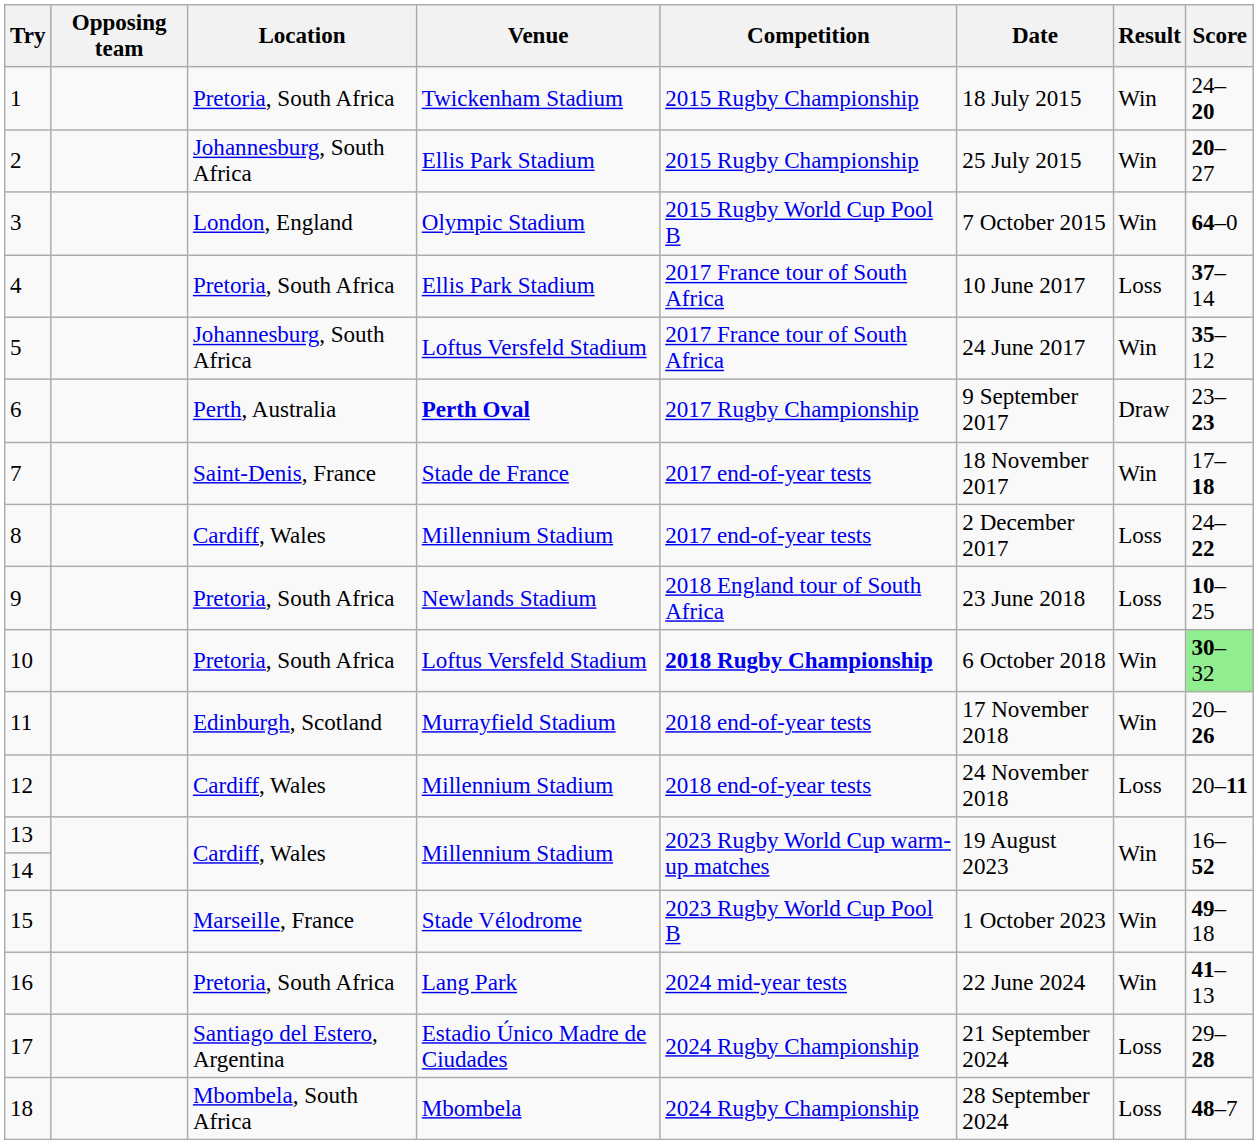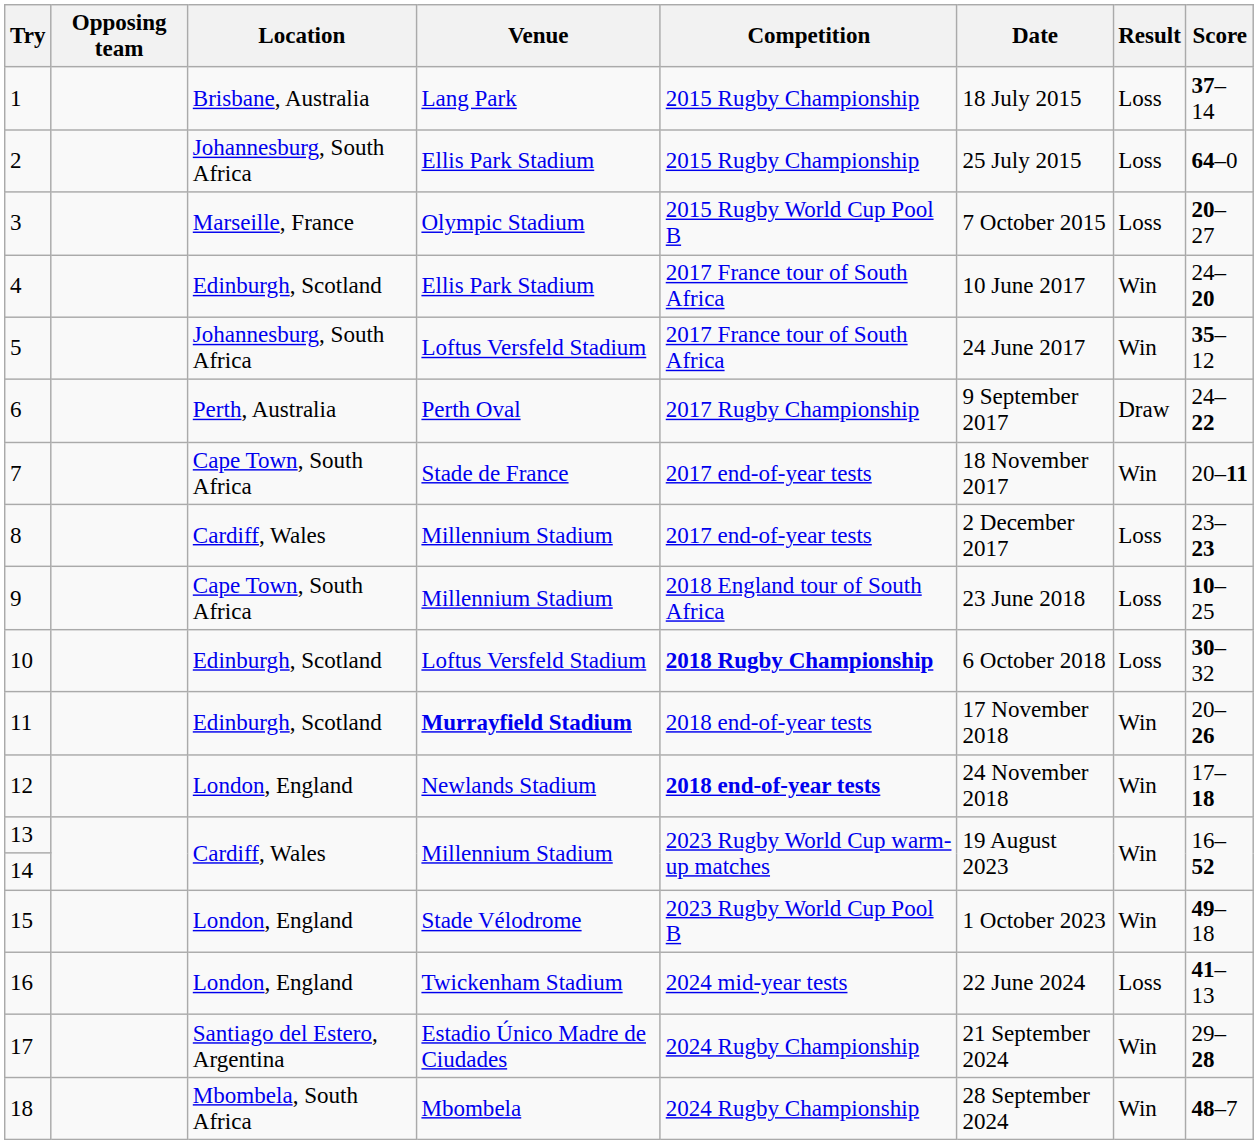(294, 98) Pretoria, South Africa -> (281, 98) Brisbane, Australia
(522, 98) Twickenham Stadium -> (469, 98) Lang Park
(1138, 98) Win -> (1140, 98) Loss
(1209, 98) 24–20 -> (1209, 98) 37–14
(1138, 160) Win -> (1140, 160) Loss
(1209, 160) 20–27 -> (1215, 160) 64–0
(273, 223) London, England -> (273, 223) Marseille, France
(1138, 223) Win -> (1140, 223) Loss
(1215, 223) 64–0 -> (1209, 223) 20–27
(294, 285) Pretoria, South Africa -> (287, 285) Edinburgh, Scotland
(1140, 285) Loss -> (1138, 285) Win
(1209, 285) 37–14 -> (1209, 285) 24–20
(476, 410) bold -> (471, 410) normal
(1209, 410) 23–23 -> (1209, 410) 24–22
(284, 472) Saint-Denis, France -> (278, 472) Cape Town, South Africa
(1209, 472) 17–18 -> (1220, 472) 20–11
(1209, 535) 24–22 -> (1209, 535) 23–23
(294, 597) Pretoria, South Africa -> (278, 597) Cape Town, South Africa
(509, 597) Newlands Stadium -> (517, 597) Millennium Stadium
(294, 660) Pretoria, South Africa -> (287, 660) Edinburgh, Scotland
(1138, 660) Win -> (1140, 660) Loss
(1209, 660) lightgreen background -> (1209, 660) no background
(519, 722) normal -> (527, 722) bold
(259, 785) Cardiff, Wales -> (273, 785) London, England
(517, 785) Millennium Stadium -> (509, 785) Newlands Stadium
(768, 785) normal -> (773, 785) bold
(1140, 785) Loss -> (1138, 785) Win
(1220, 785) 20–11 -> (1209, 785) 17–18
(273, 920) Marseille, France -> (273, 920) London, England
(294, 983) Pretoria, South Africa -> (273, 983) London, England
(469, 983) Lang Park -> (522, 983) Twickenham Stadium
(1138, 983) Win -> (1140, 983) Loss
(1140, 1045) Loss -> (1138, 1045) Win
(1140, 1108) Loss -> (1138, 1108) Win
